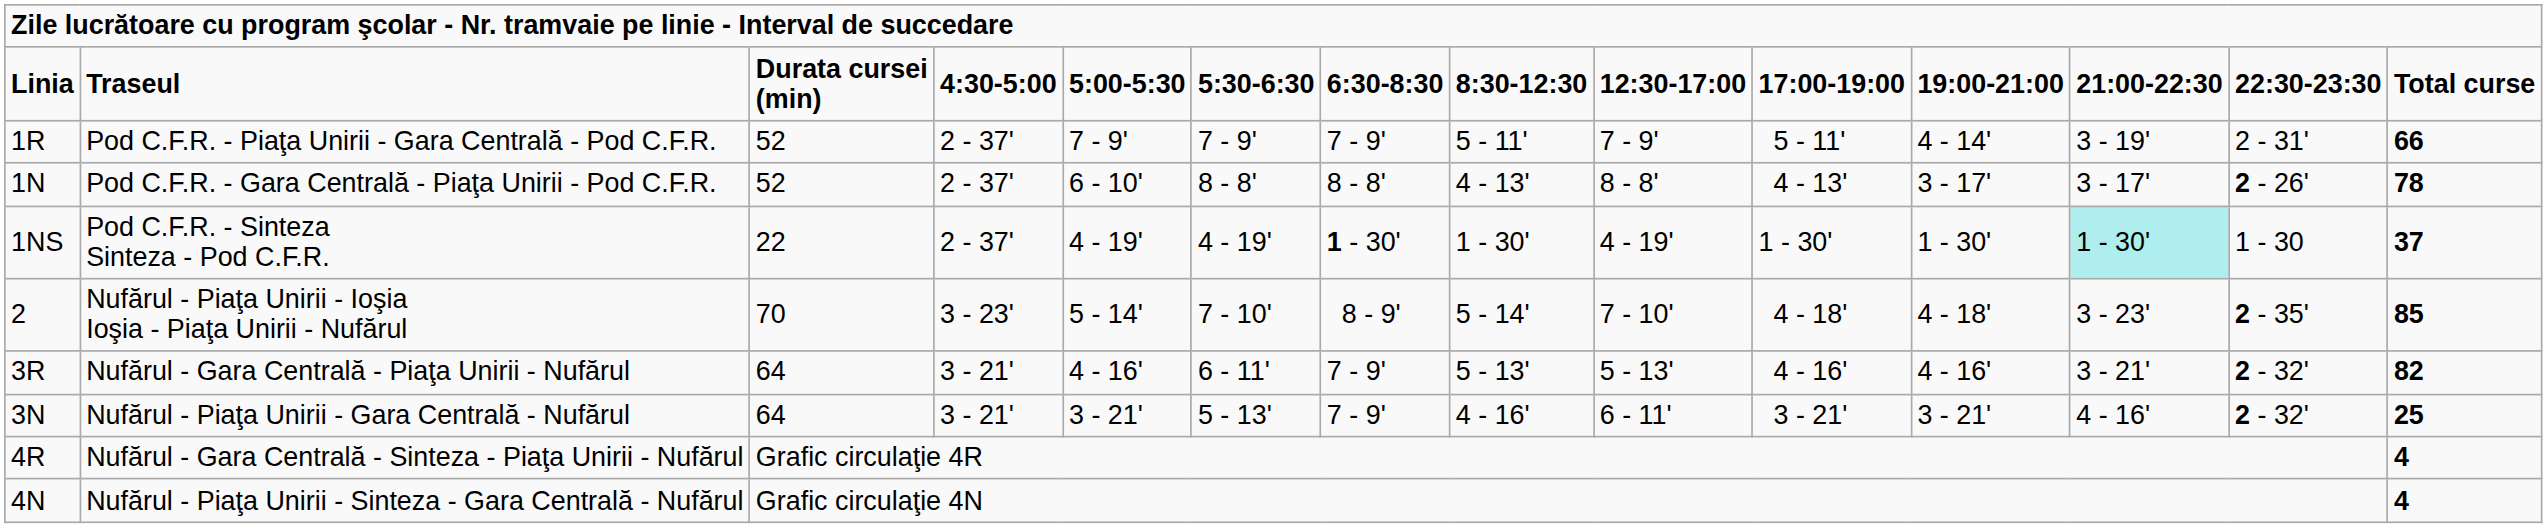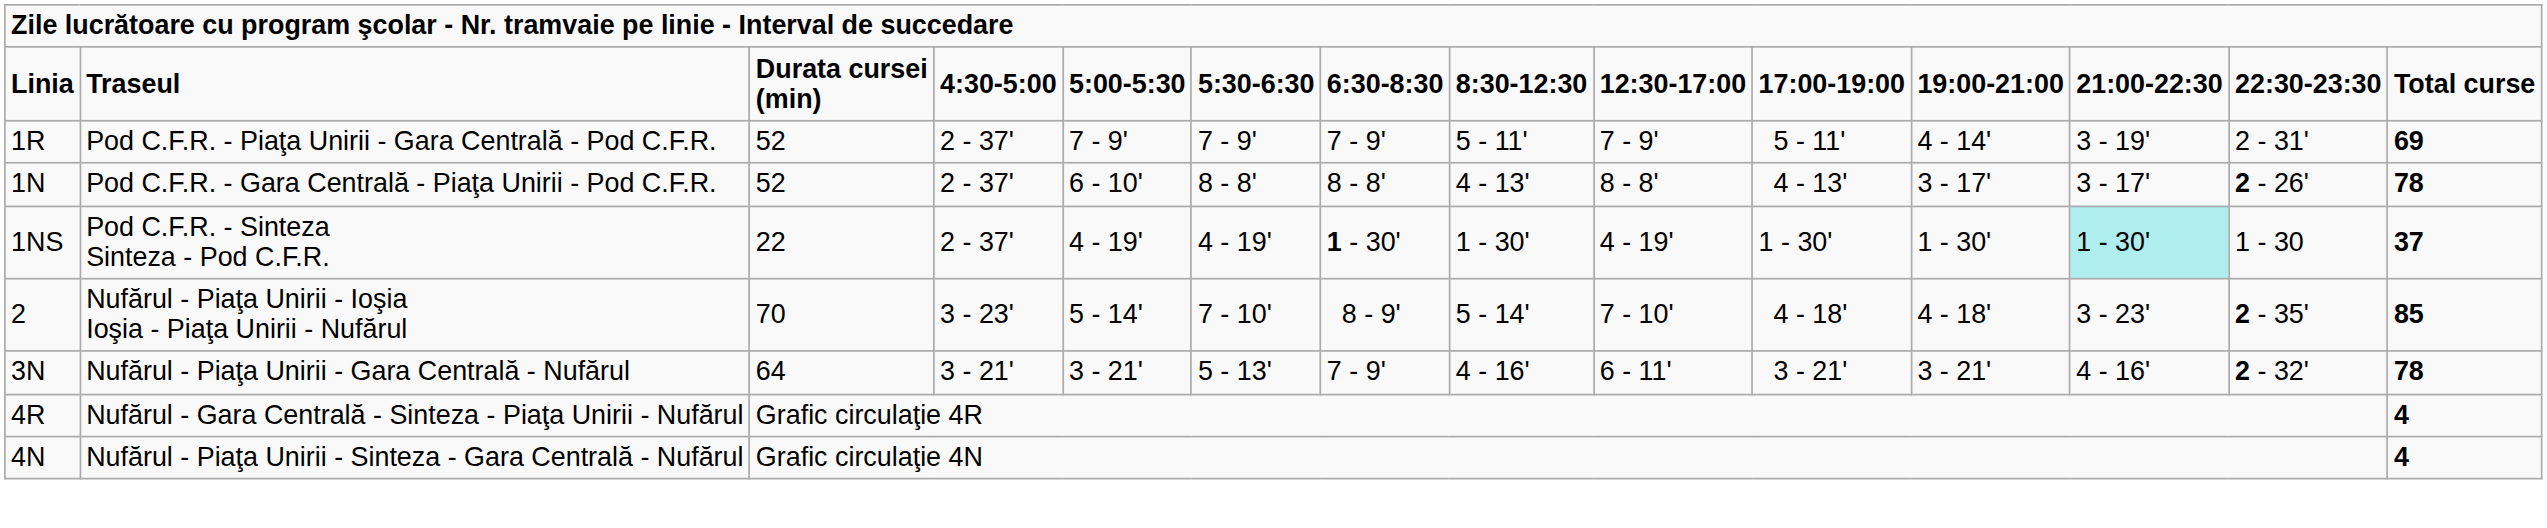(2409, 141) 66 -> (2409, 141) 69
- row: (358, 372)
(2409, 414) 25 -> (2409, 372) 78
